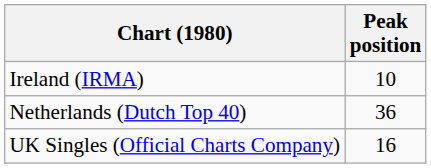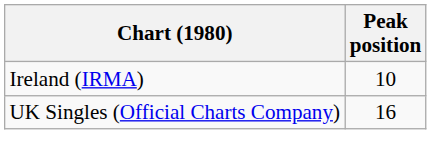- row: (128, 111)
